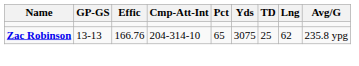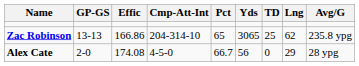(129, 35) 166.76 -> (129, 35) 166.86
(245, 35) 3075 -> (249, 35) 3065
+ row: (30, 52)
